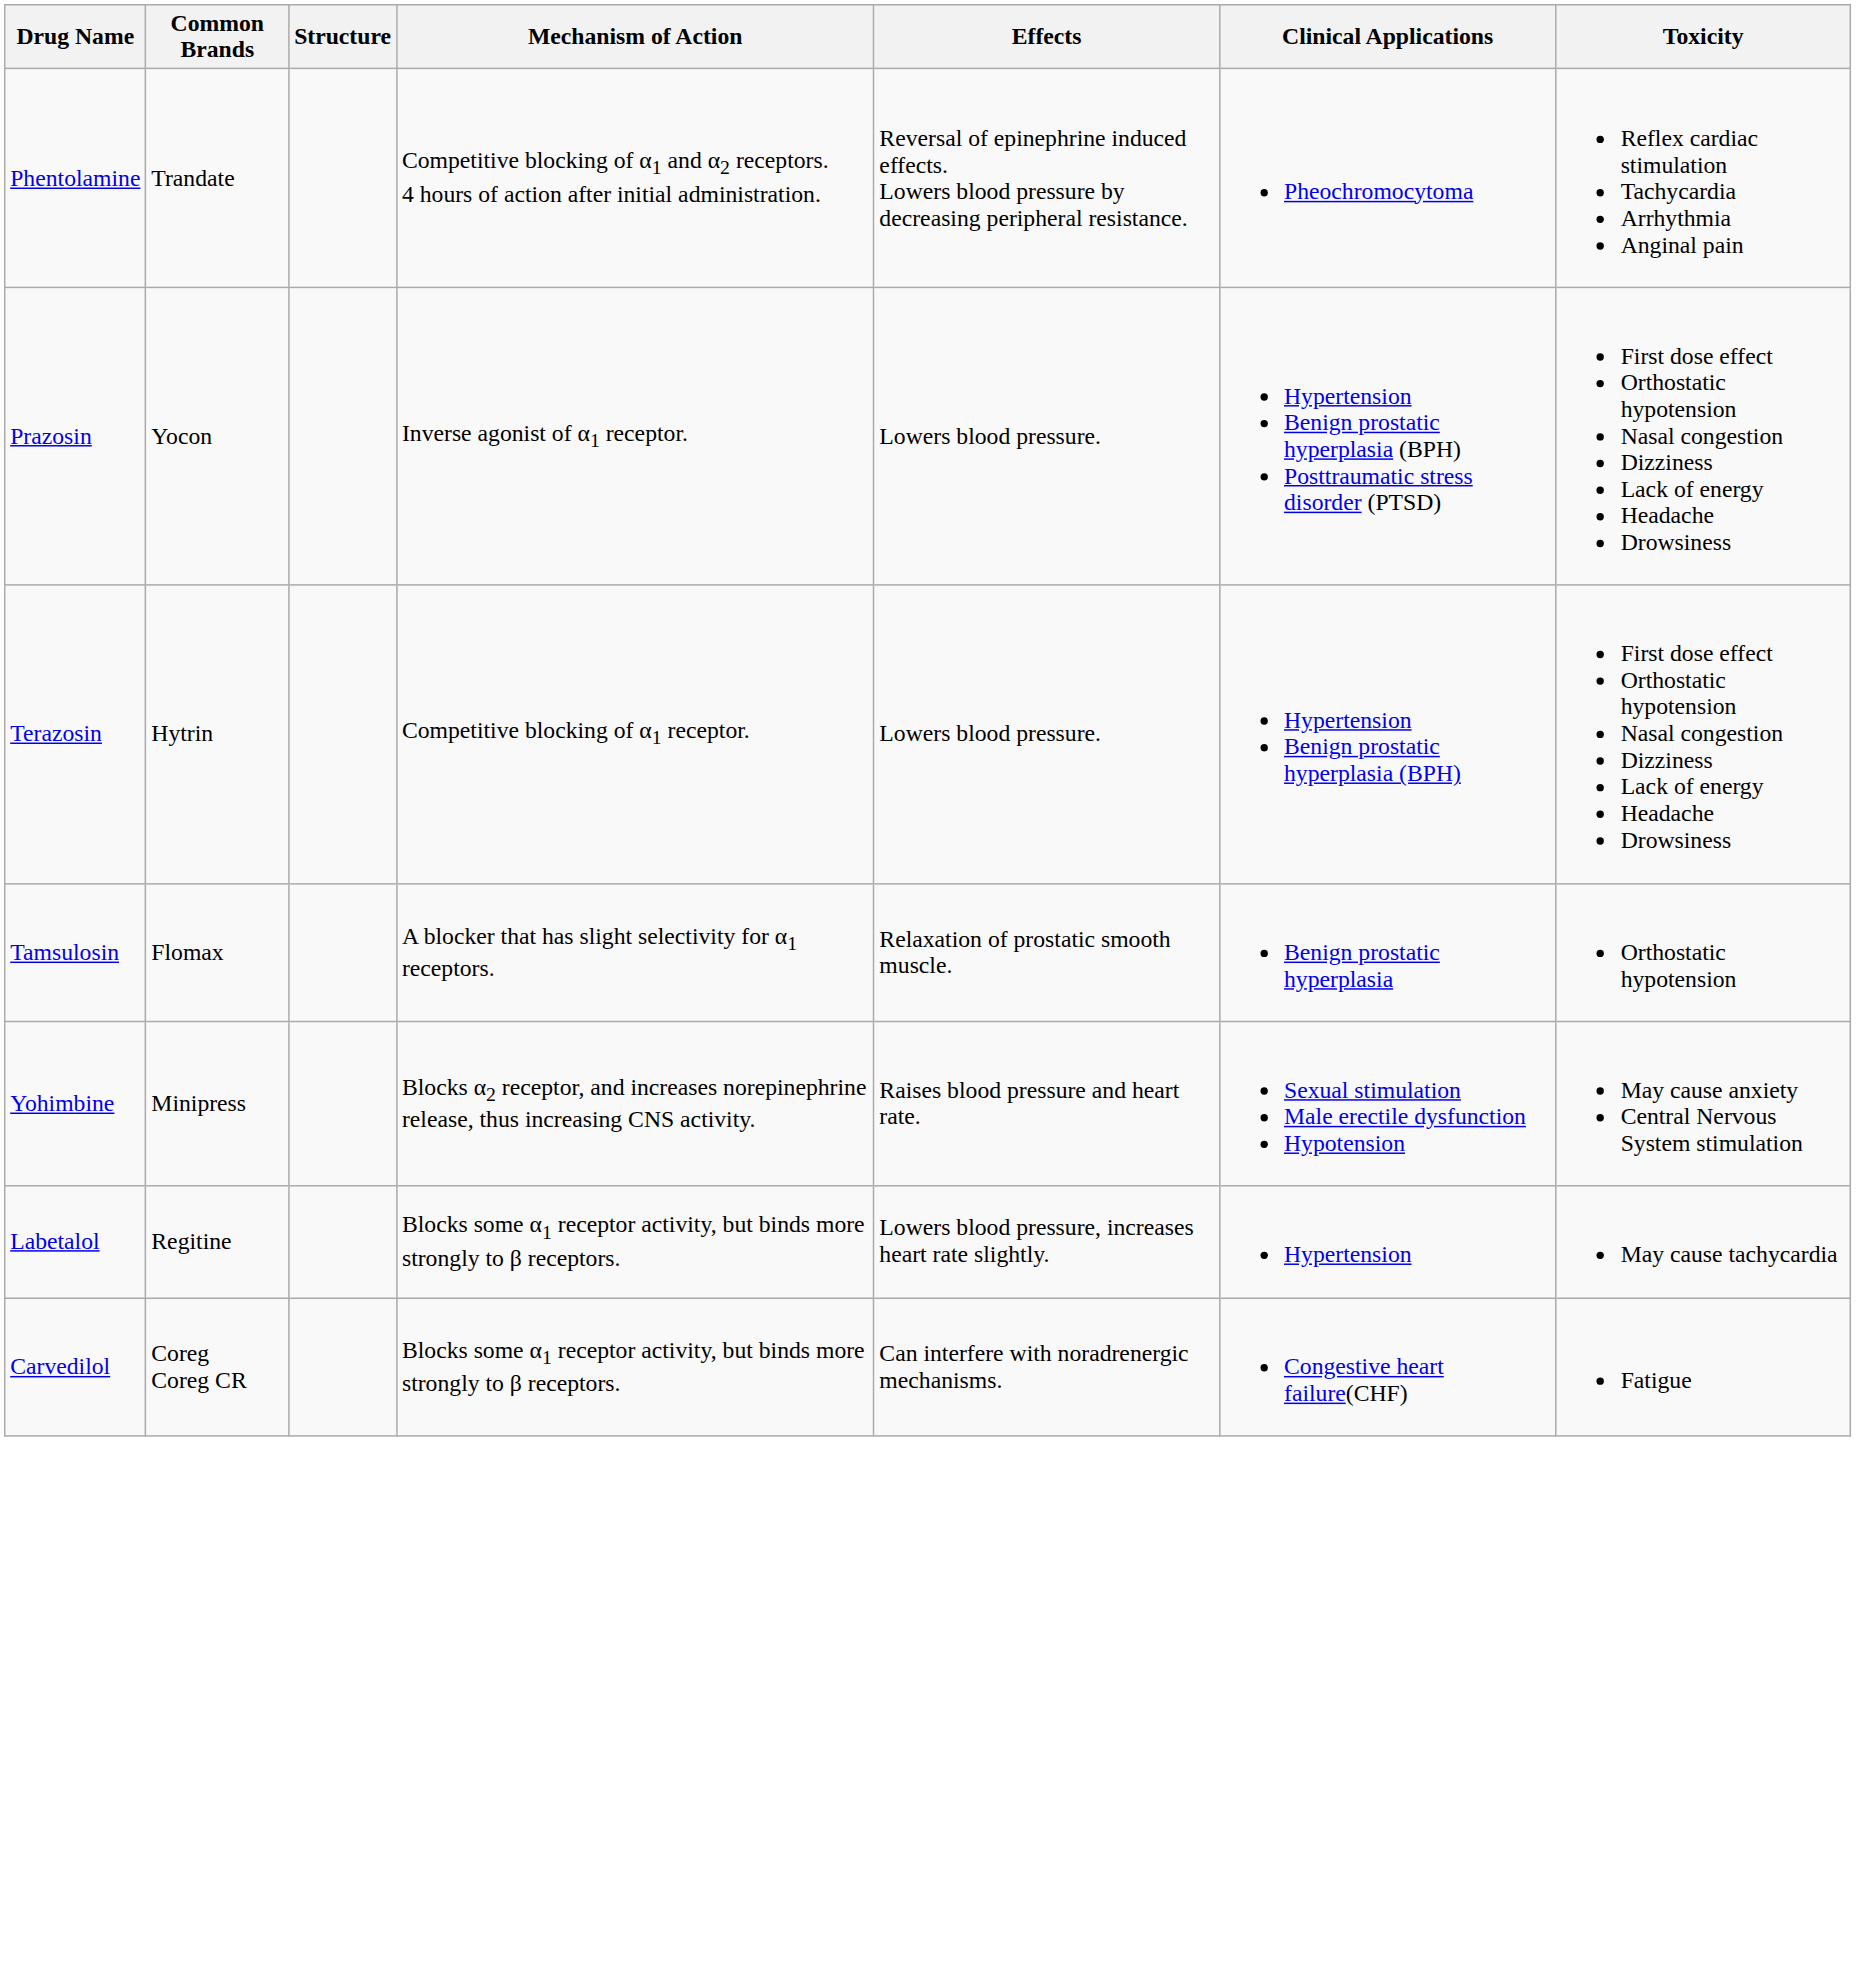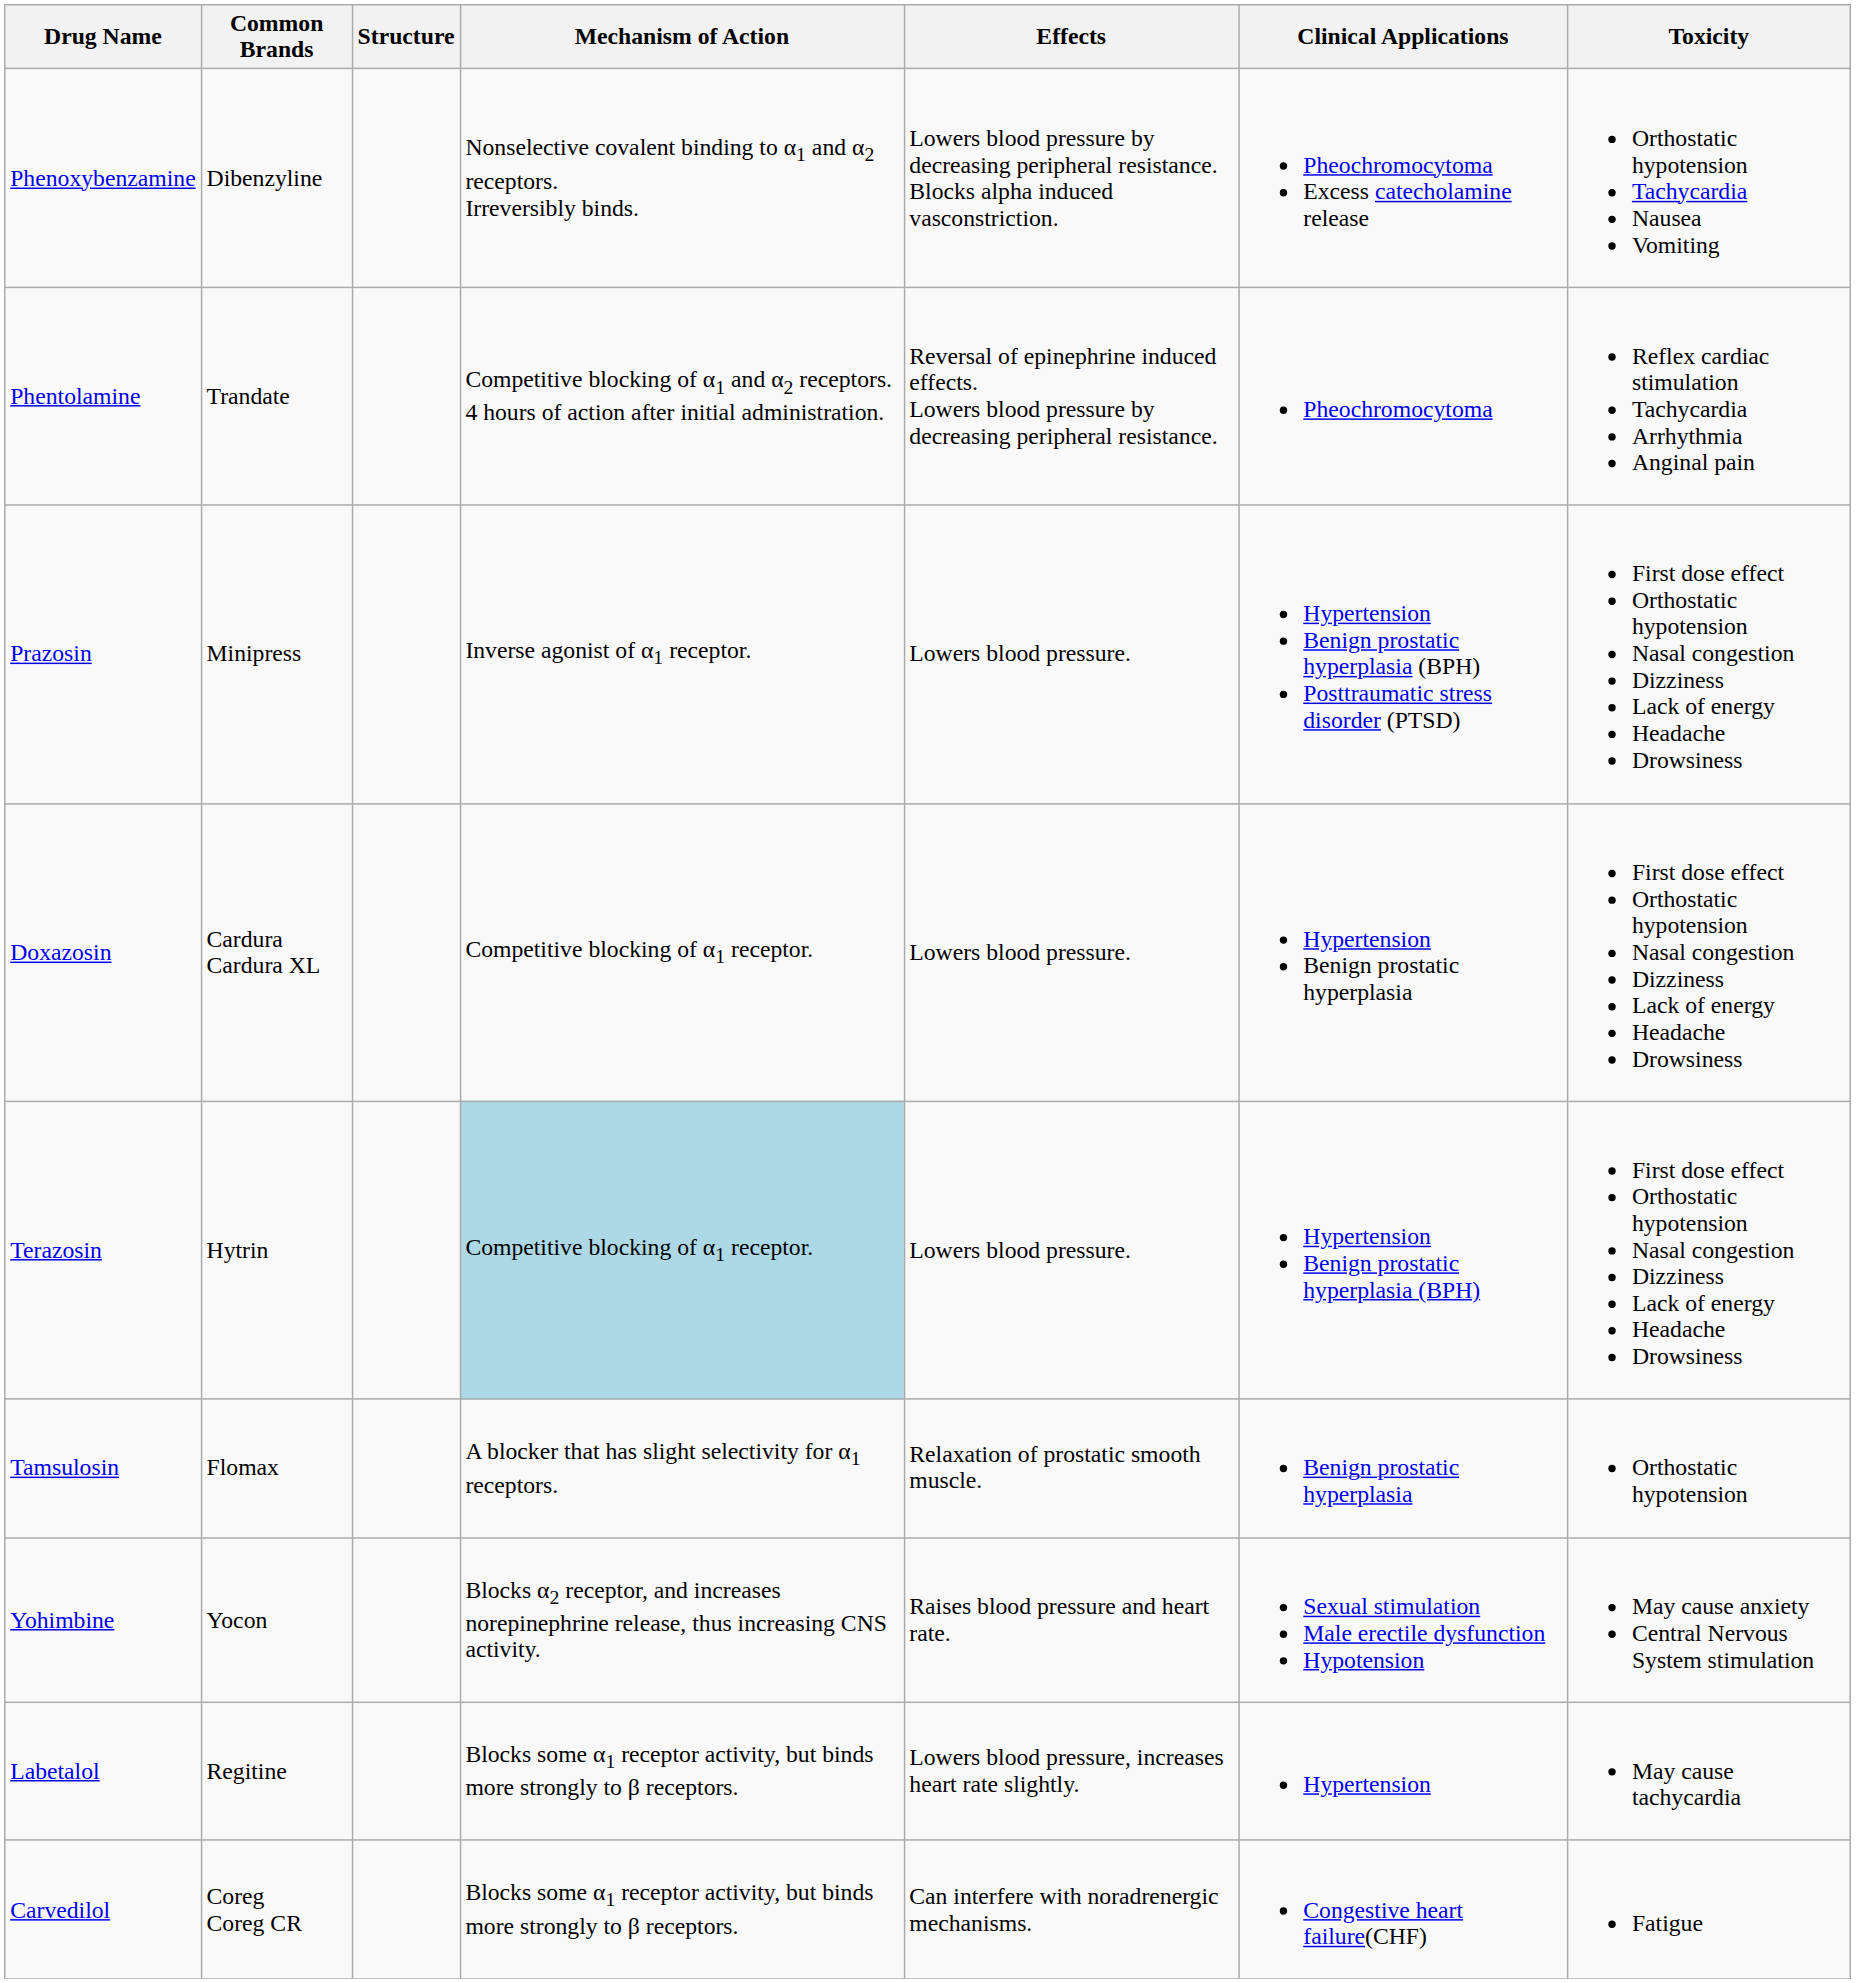+ row: (103, 177)
(182, 435) Yocon -> (254, 653) Minipress
+ row: (61, 951)
(576, 733) no background -> (639, 1250) lightblue background
(199, 1103) Minipress -> (237, 1619) Yocon
